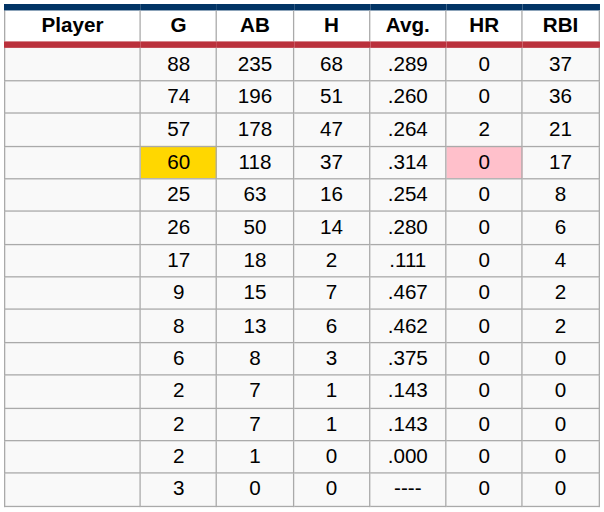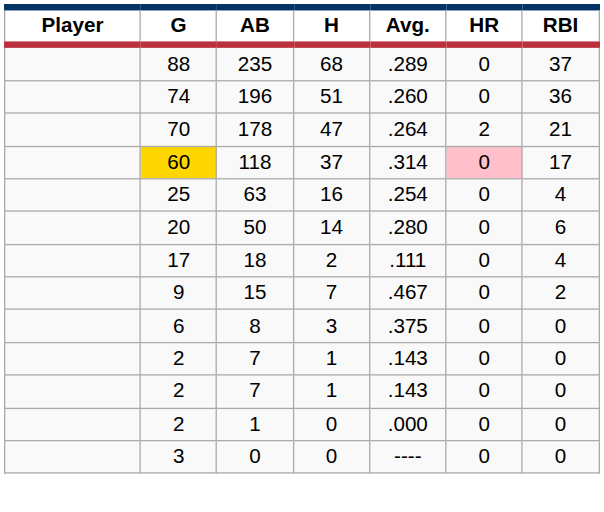(179, 129) 57 -> (179, 129) 70
(561, 194) 8 -> (561, 194) 4
(179, 227) 26 -> (179, 227) 20
- row: (255, 325)
